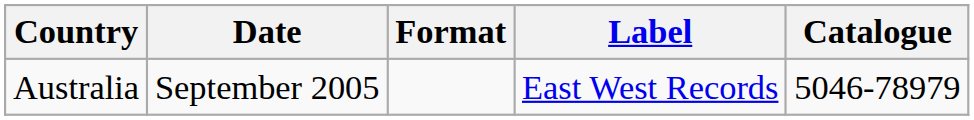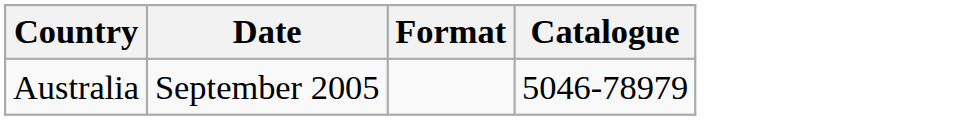- column: (650, 31)
